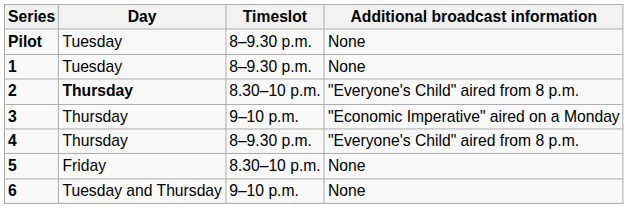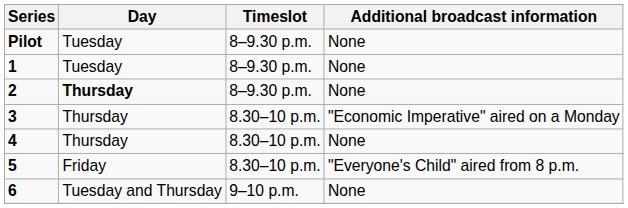(275, 91) 8.30–10 p.m. -> (271, 91) 8–9.30 p.m.
(454, 91) "Everyone's Child" aired from 8 p.m. -> (347, 91) None
(264, 116) 9–10 p.m. -> (275, 116) 8.30–10 p.m.
(271, 141) 8–9.30 p.m. -> (275, 141) 8.30–10 p.m.
(454, 141) "Everyone's Child" aired from 8 p.m. -> (347, 141) None
(347, 166) None -> (454, 166) "Everyone's Child" aired from 8 p.m.
